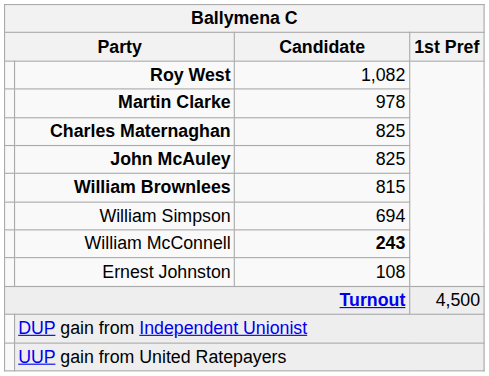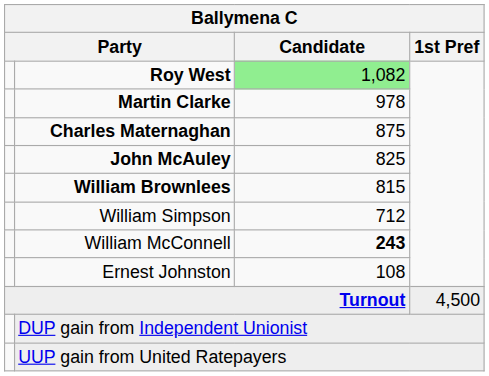(383, 74) no background -> (383, 74) lightgreen background
(391, 131) 825 -> (391, 131) 875
(391, 215) 694 -> (391, 215) 712
